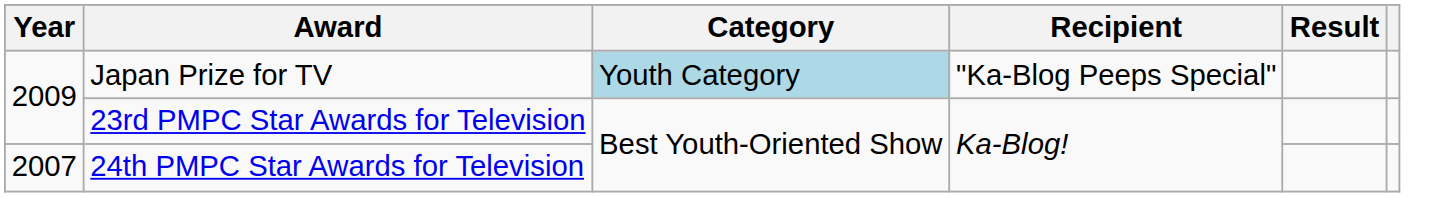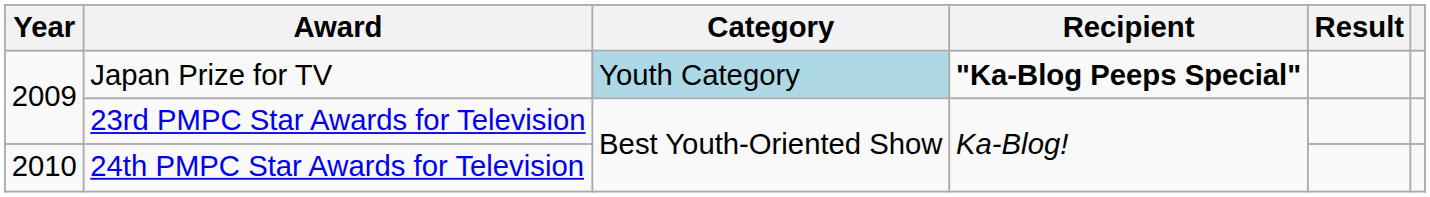(1116, 74) normal -> (1129, 74) bold
(44, 167) 2007 -> (44, 167) 2010
